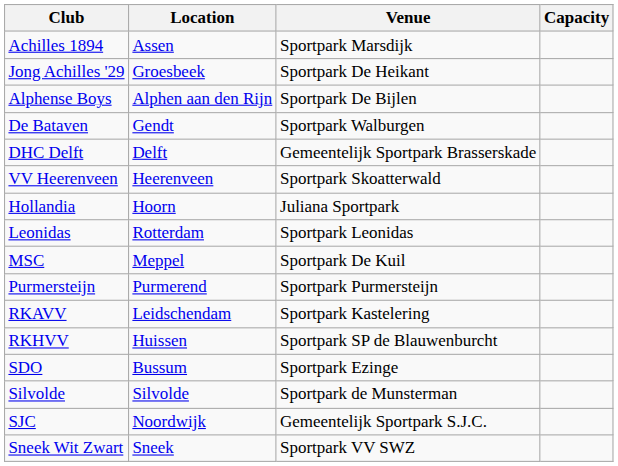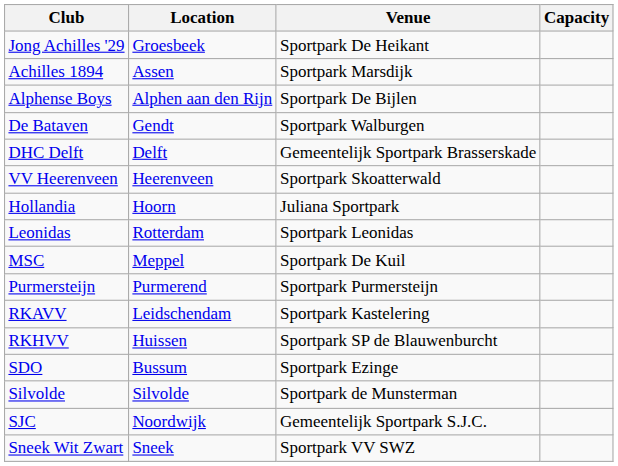rows swapped: (56, 44) <-> (66, 71)
